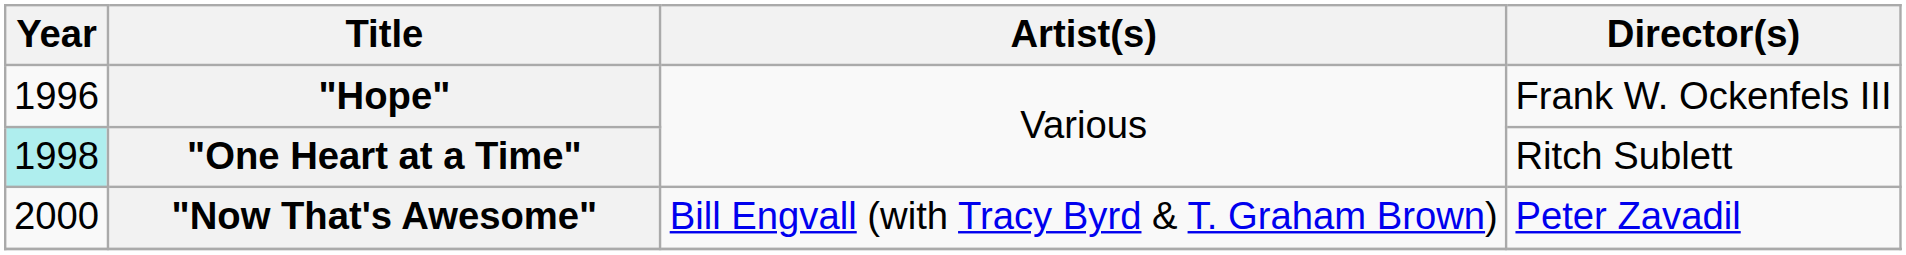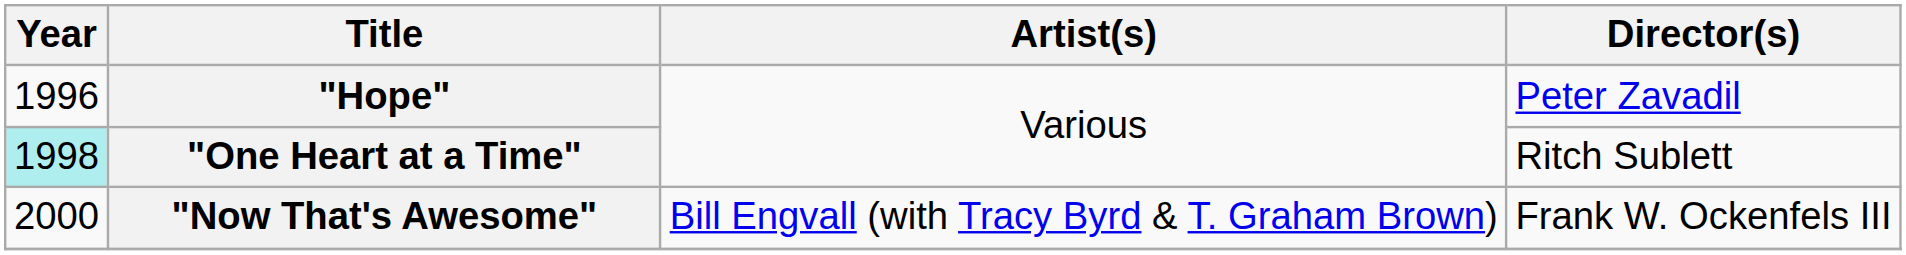(1704, 95) Frank W. Ockenfels III -> (1628, 95) Peter Zavadil
(1628, 216) Peter Zavadil -> (1704, 216) Frank W. Ockenfels III
